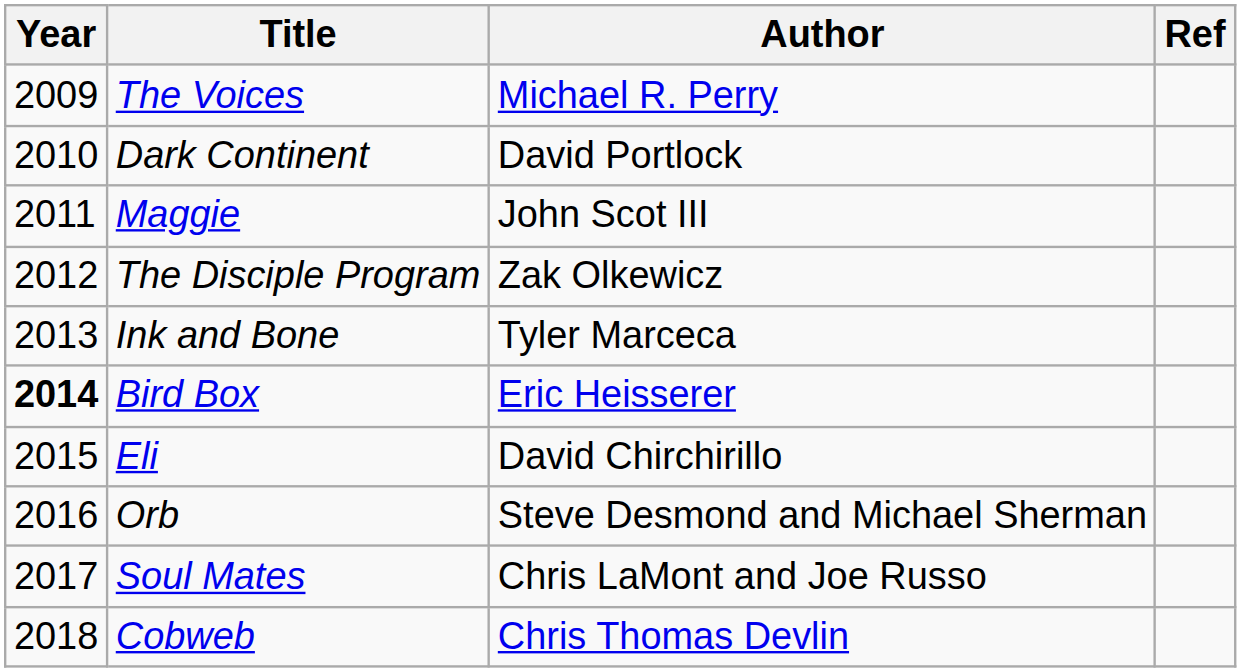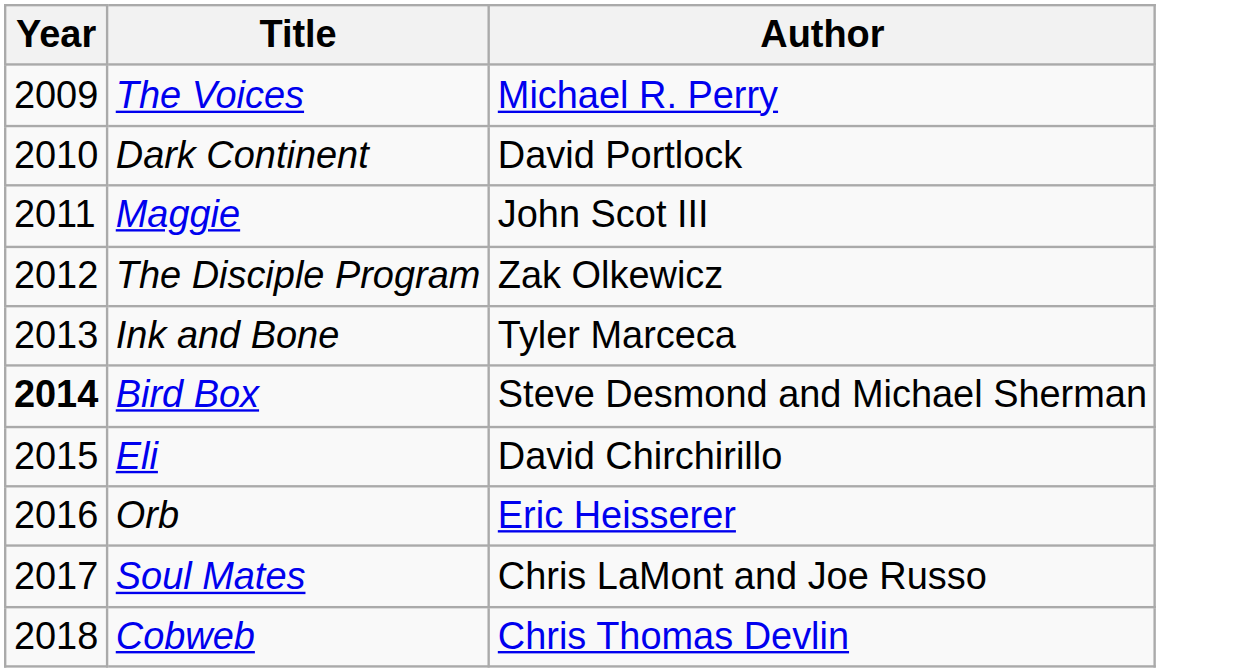- column: (1195, 34)
(617, 395) Eric Heisserer -> (822, 395) Steve Desmond and Michael Sherman
(822, 515) Steve Desmond and Michael Sherman -> (617, 515) Eric Heisserer
